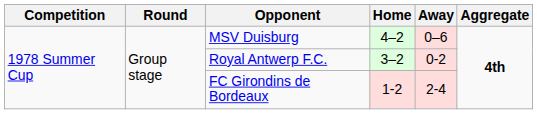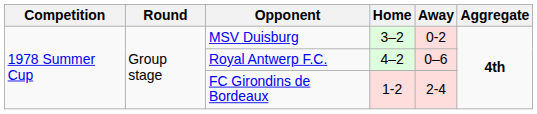(392, 37) 4–2 -> (392, 37) 3–2
(436, 37) 0–6 -> (436, 37) 0-2
(392, 59) 3–2 -> (392, 59) 4–2
(436, 59) 0-2 -> (436, 59) 0–6
